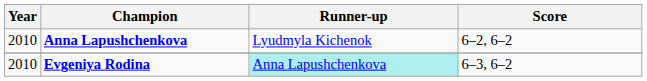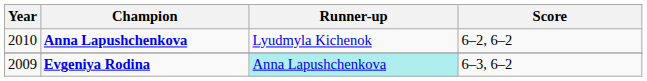(22, 64) 2010 -> (22, 64) 2009
